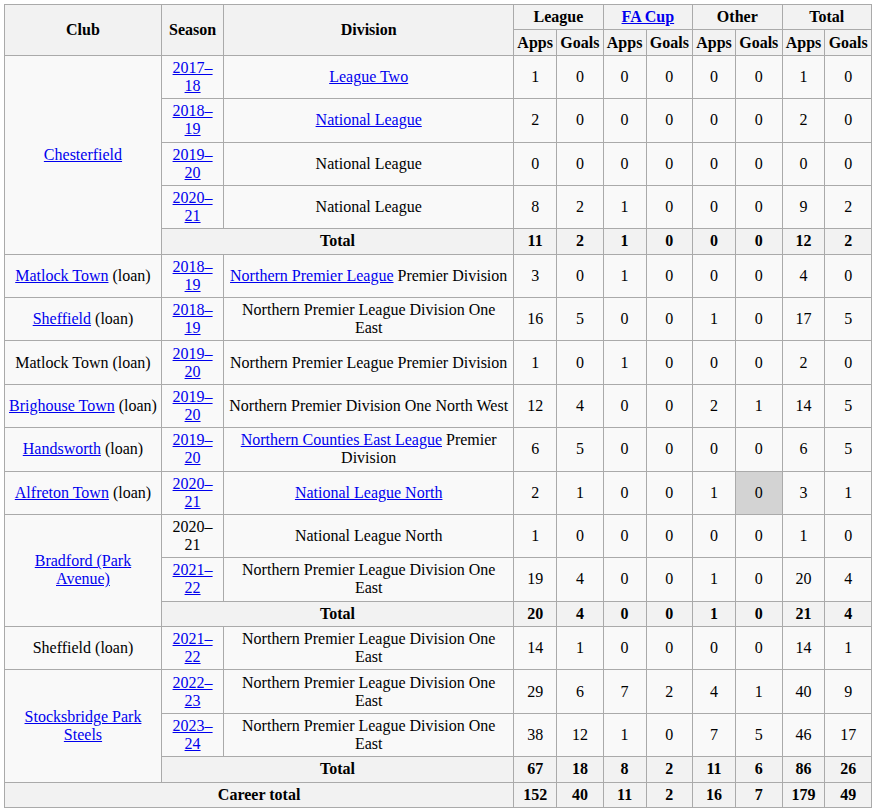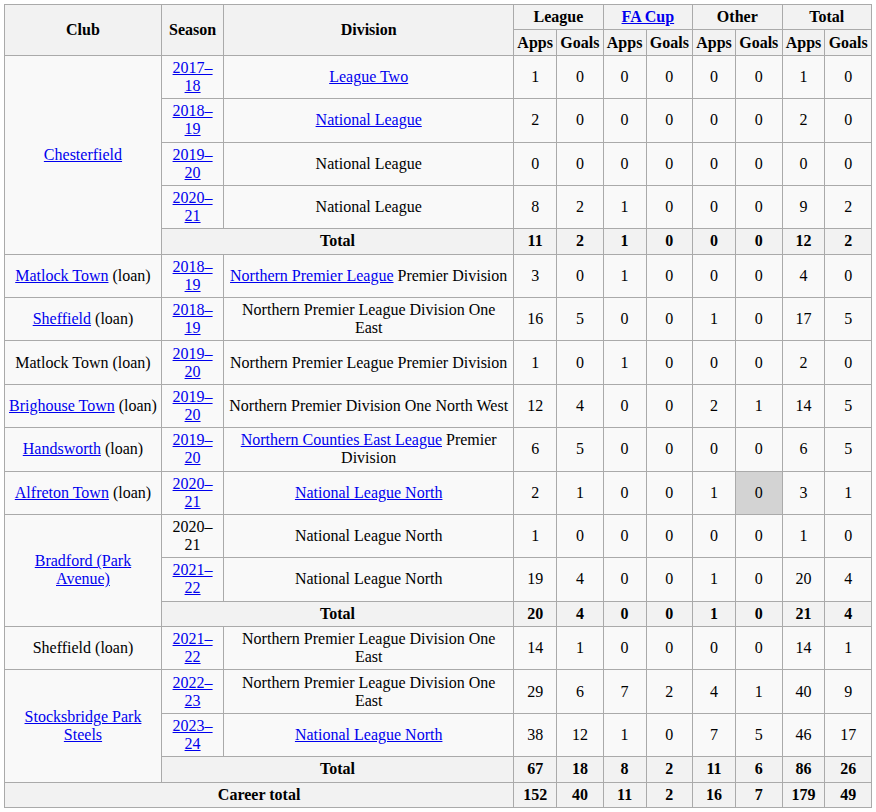(369, 579) Northern Premier League Division One East -> (369, 579) National League North
(369, 734) Northern Premier League Division One East -> (369, 734) National League North
